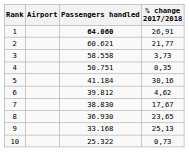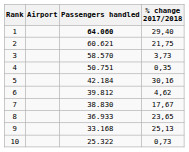(163, 31) 26,91 -> (163, 31) 29,40
(163, 43) 21,77 -> (163, 43) 21,75
(100, 55) 58.558 -> (100, 55) 58.570
(100, 80) 41.184 -> (100, 80) 42.184
(100, 116) 36.930 -> (100, 116) 36.933
